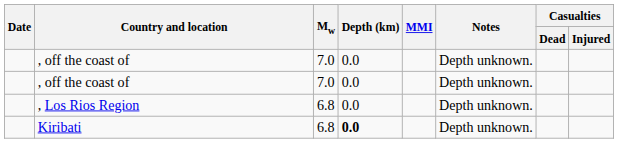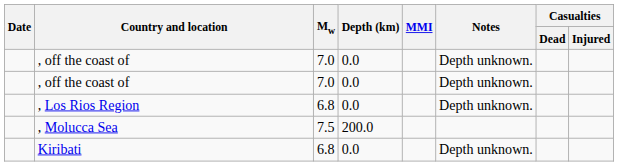+ row: (78, 127)
(350, 127) bold -> (350, 149) normal
